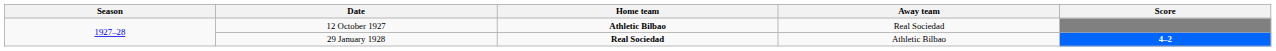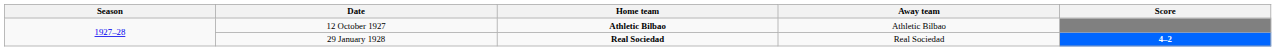(919, 25) Real Sociedad -> (919, 25) Athletic Bilbao
(919, 39) Athletic Bilbao -> (919, 39) Real Sociedad
